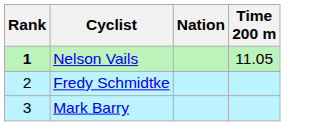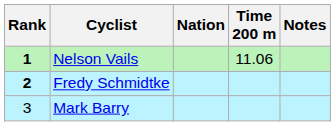+ column: (305, 25)
(254, 58) 11.05 -> (254, 58) 11.06
(27, 83) normal -> (27, 83) bold
